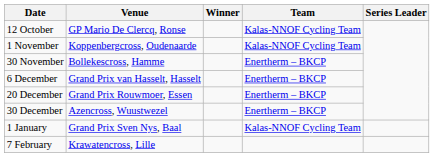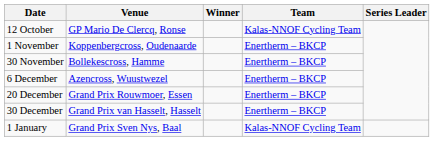(303, 45) Kalas-NNOF Cycling Team -> (285, 45) Enertherm – BKCP
(135, 78) Grand Prix van Hasselt, Hasselt -> (118, 78) Azencross, Wuustwezel
(118, 111) Azencross, Wuustwezel -> (135, 111) Grand Prix van Hasselt, Hasselt
- row: (29, 144)
